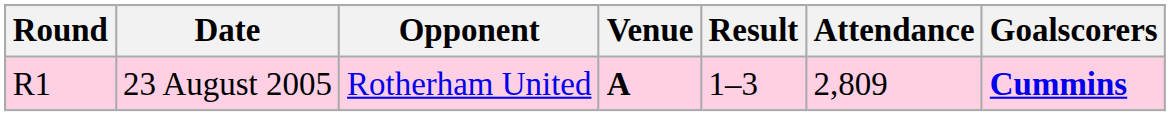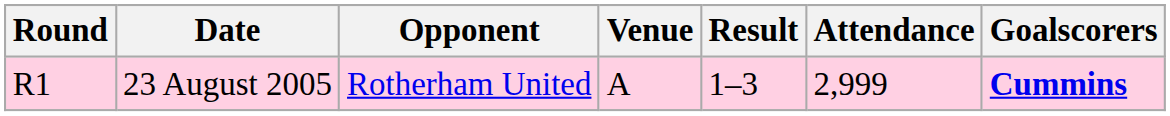(619, 82) bold -> (619, 82) normal
(851, 82) 2,809 -> (851, 82) 2,999
